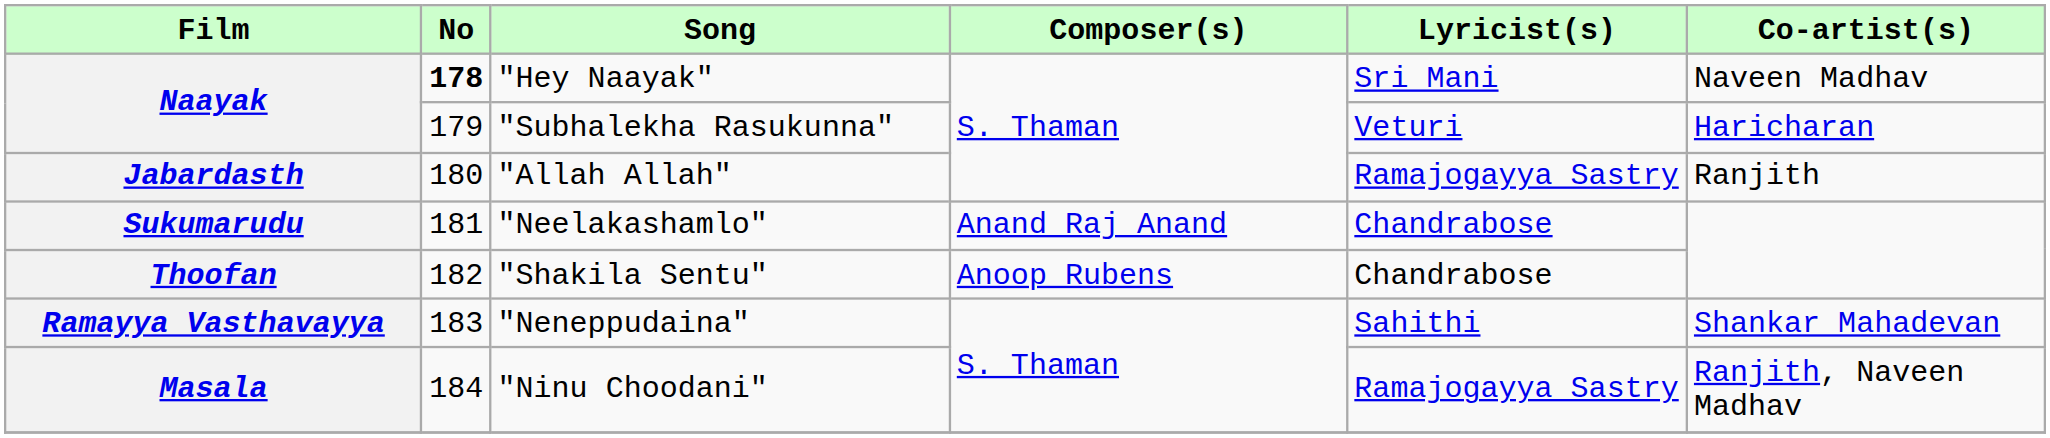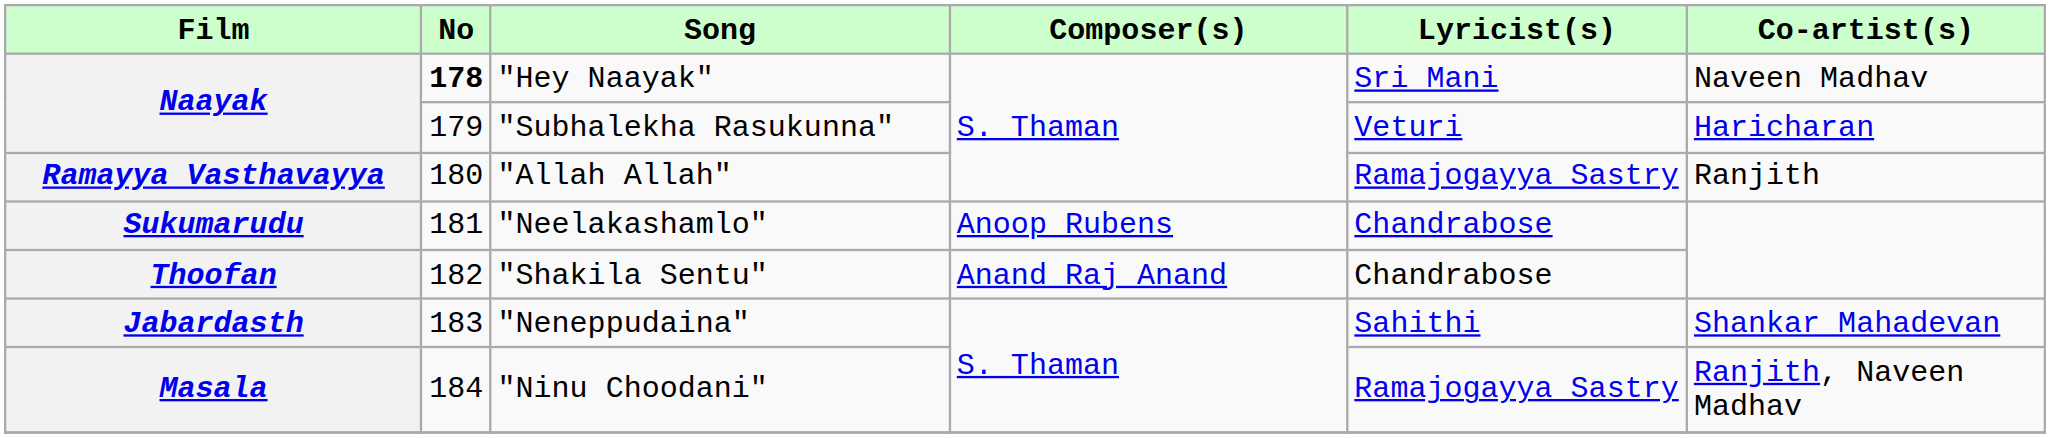(214, 176) Jabardasth -> (214, 176) Ramayya Vasthavayya
(1092, 225) Anand Raj Anand -> (1065, 225) Anoop Rubens
(1065, 274) Anoop Rubens -> (1092, 274) Anand Raj Anand
(214, 323) Ramayya Vasthavayya -> (214, 323) Jabardasth
